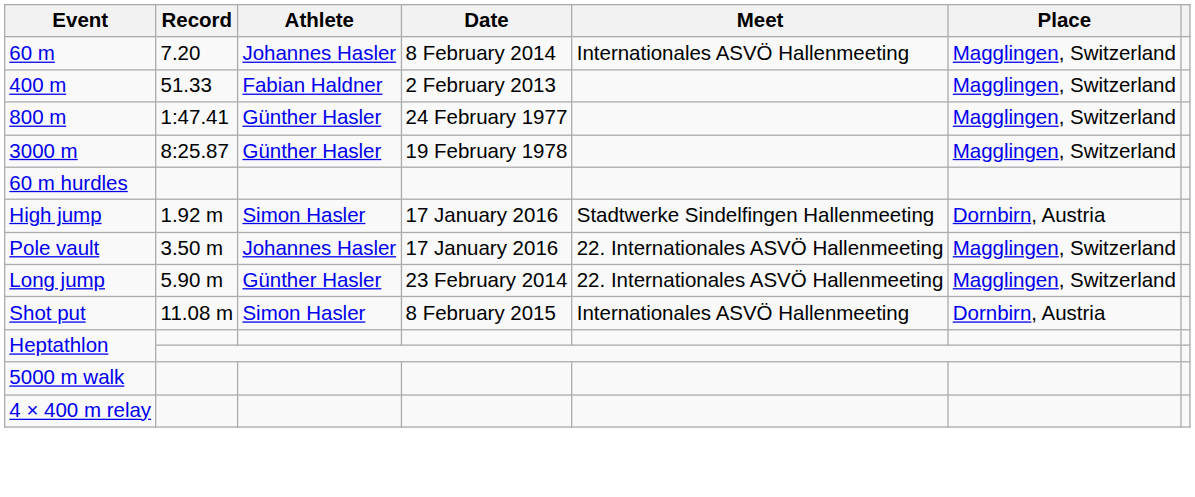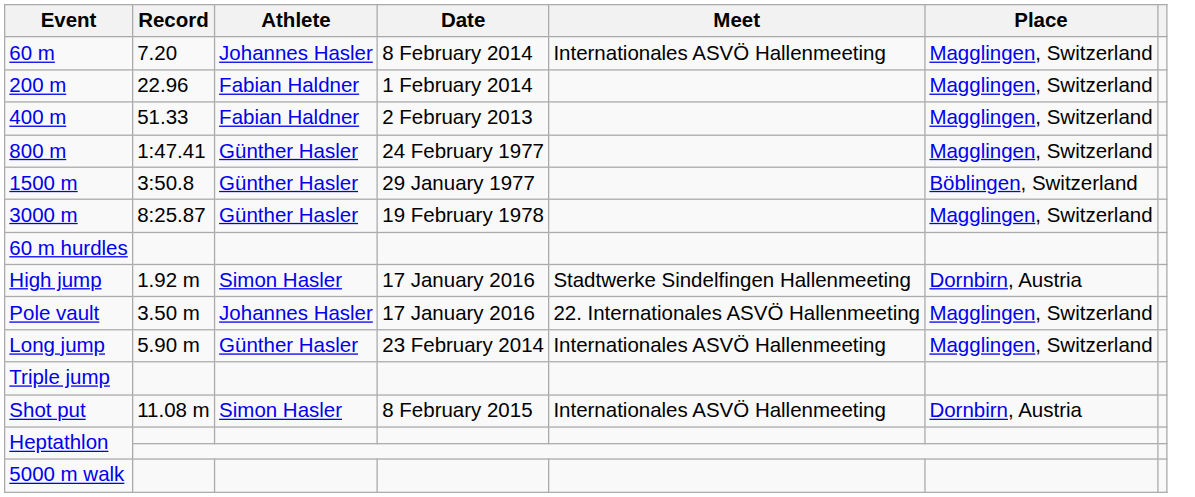+ row: (38, 85)
+ row: (44, 183)
(760, 280) 22. Internationales ASVÖ Hallenmeeting -> (720, 345) Internationales ASVÖ Hallenmeeting
+ row: (60, 378)
- row: (80, 410)
